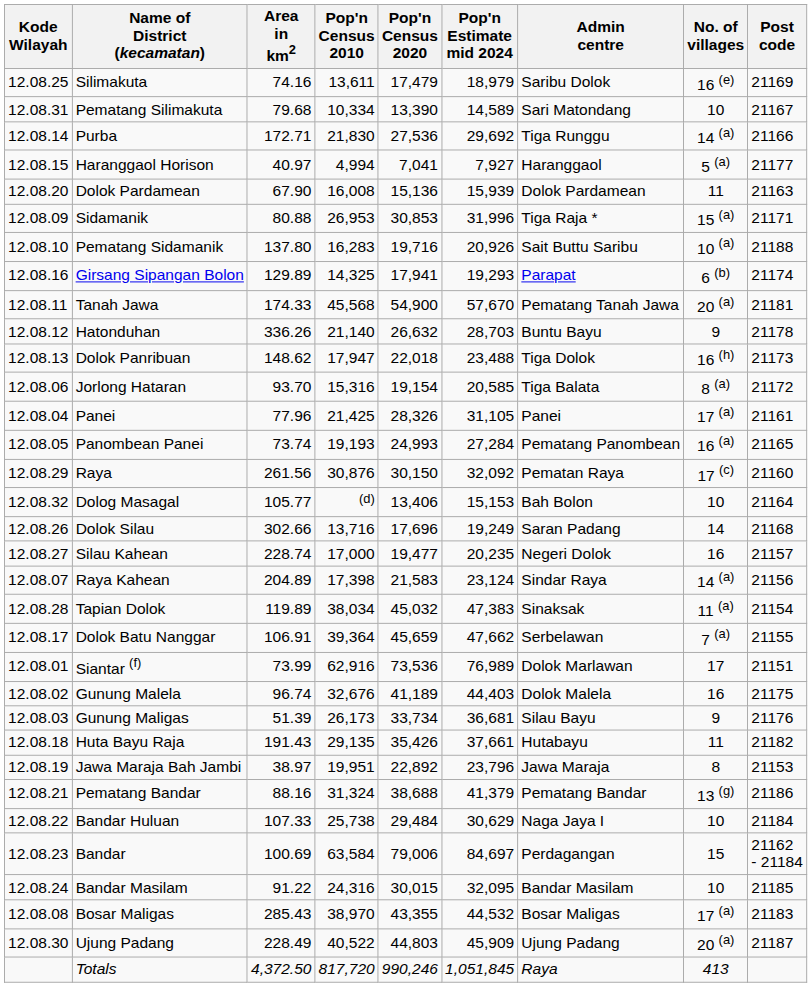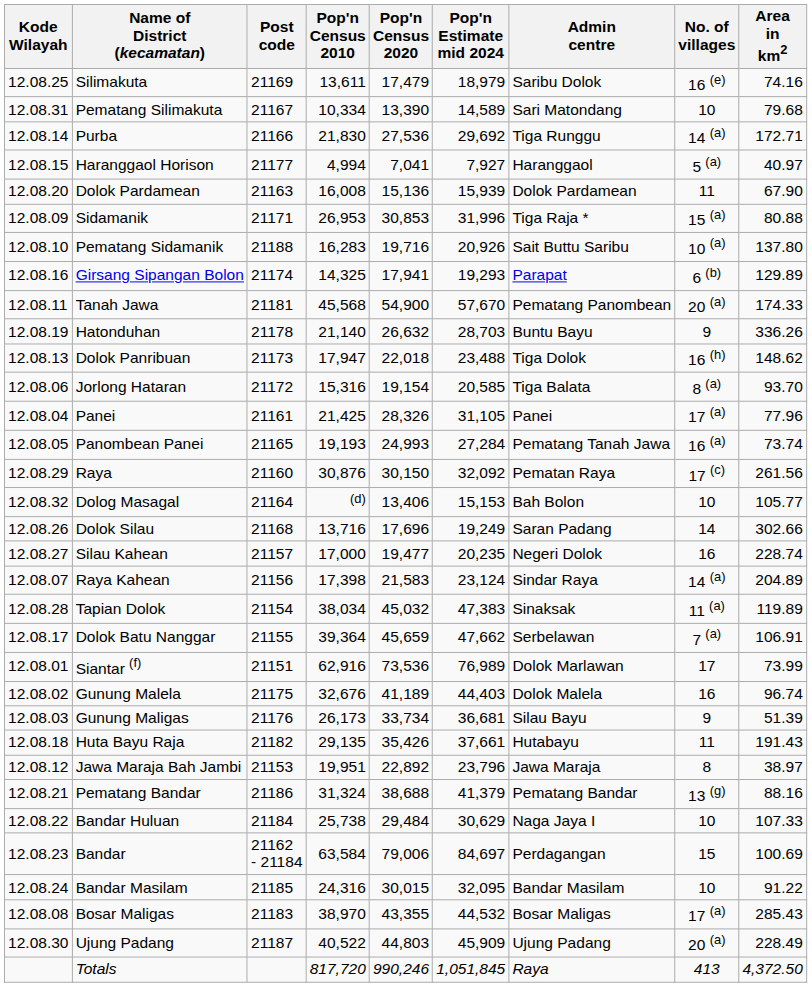columns swapped: (281, 36) <-> (777, 36)
(600, 304) Pematang Tanah Jawa -> (592, 304) Pematang Panombean
(38, 331) 12.08.12 -> (38, 331) 12.08.19
(601, 444) Pematang Panombean -> (591, 444) Pematang Tanah Jawa
(38, 767) 12.08.19 -> (38, 767) 12.08.12
